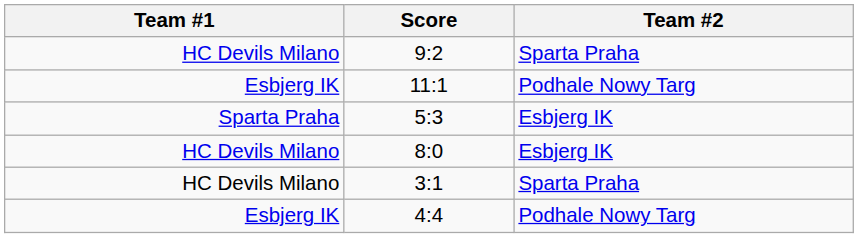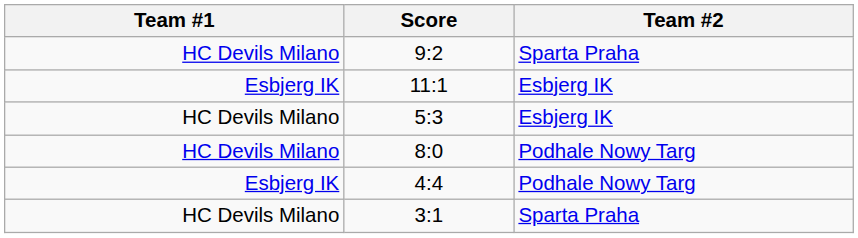(607, 85) Podhale Nowy Targ -> (566, 85) Esbjerg IK
(279, 118) Sparta Praha -> (261, 118) HC Devils Milano
(566, 150) Esbjerg IK -> (607, 150) Podhale Nowy Targ
rows swapped: (429, 215) <-> (429, 183)
